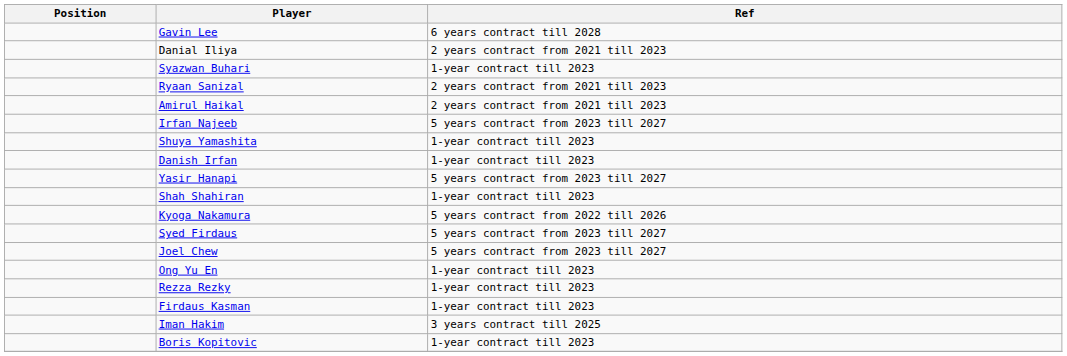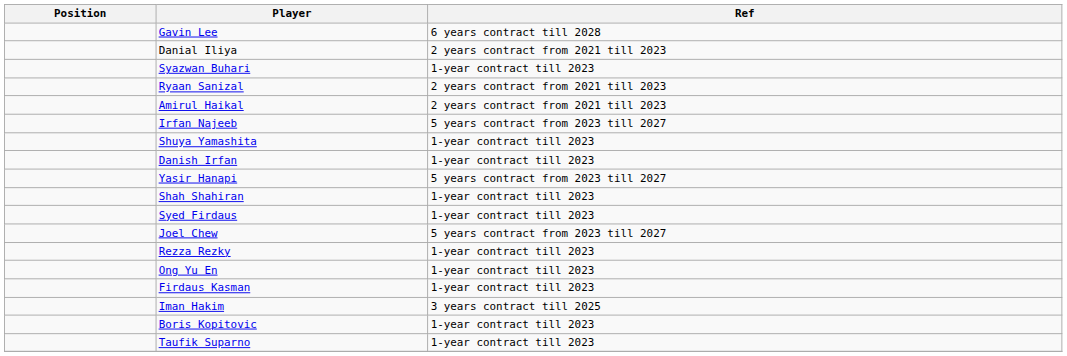- row: (204, 214)
(548, 233) 5 years contract from 2023 till 2027 -> (512, 214) 1-year contract till 2023
rows swapped: (195, 287) <-> (188, 269)
+ row: (204, 342)
